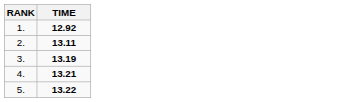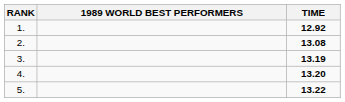+ column: (162, 12)
(64, 43) 13.11 -> (313, 43) 13.08
(64, 74) 13.21 -> (313, 74) 13.20
